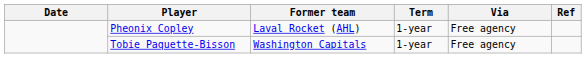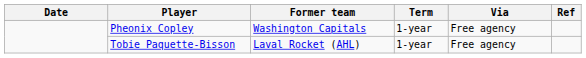(307, 29) Laval Rocket (AHL) -> (310, 29) Washington Capitals
(310, 45) Washington Capitals -> (307, 45) Laval Rocket (AHL)
